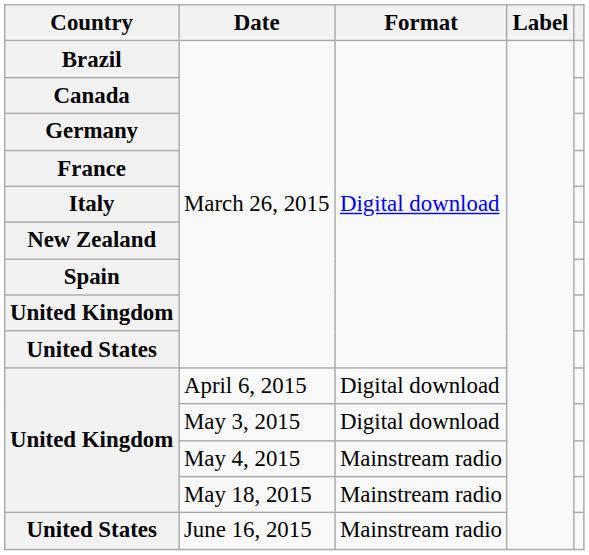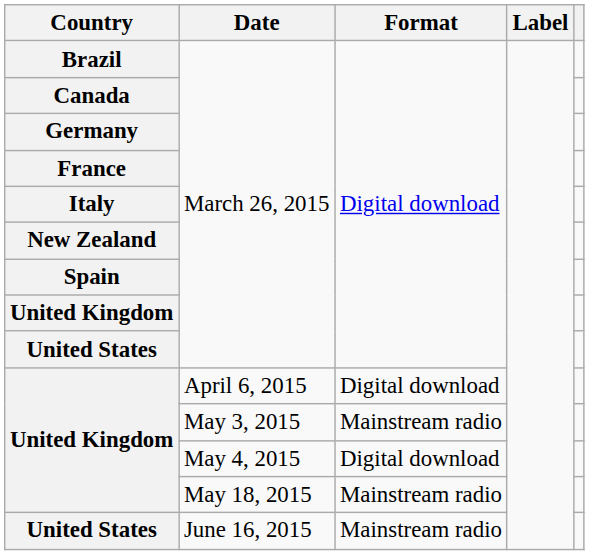(420, 421) Digital download -> (421, 421) Mainstream radio
(421, 458) Mainstream radio -> (420, 458) Digital download
